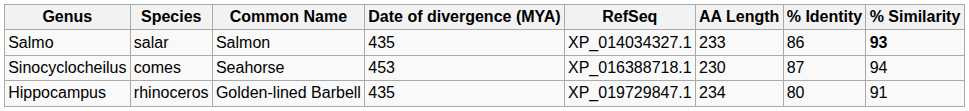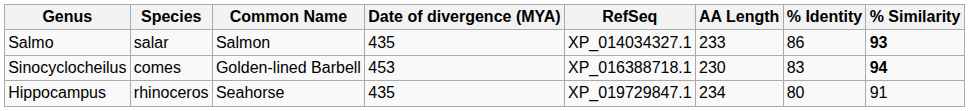(250, 67) Seahorse -> (288, 67) Golden-lined Barbell
(796, 67) 87 -> (796, 67) 83
(879, 67) normal -> (879, 67) bold
(288, 93) Golden-lined Barbell -> (250, 93) Seahorse
